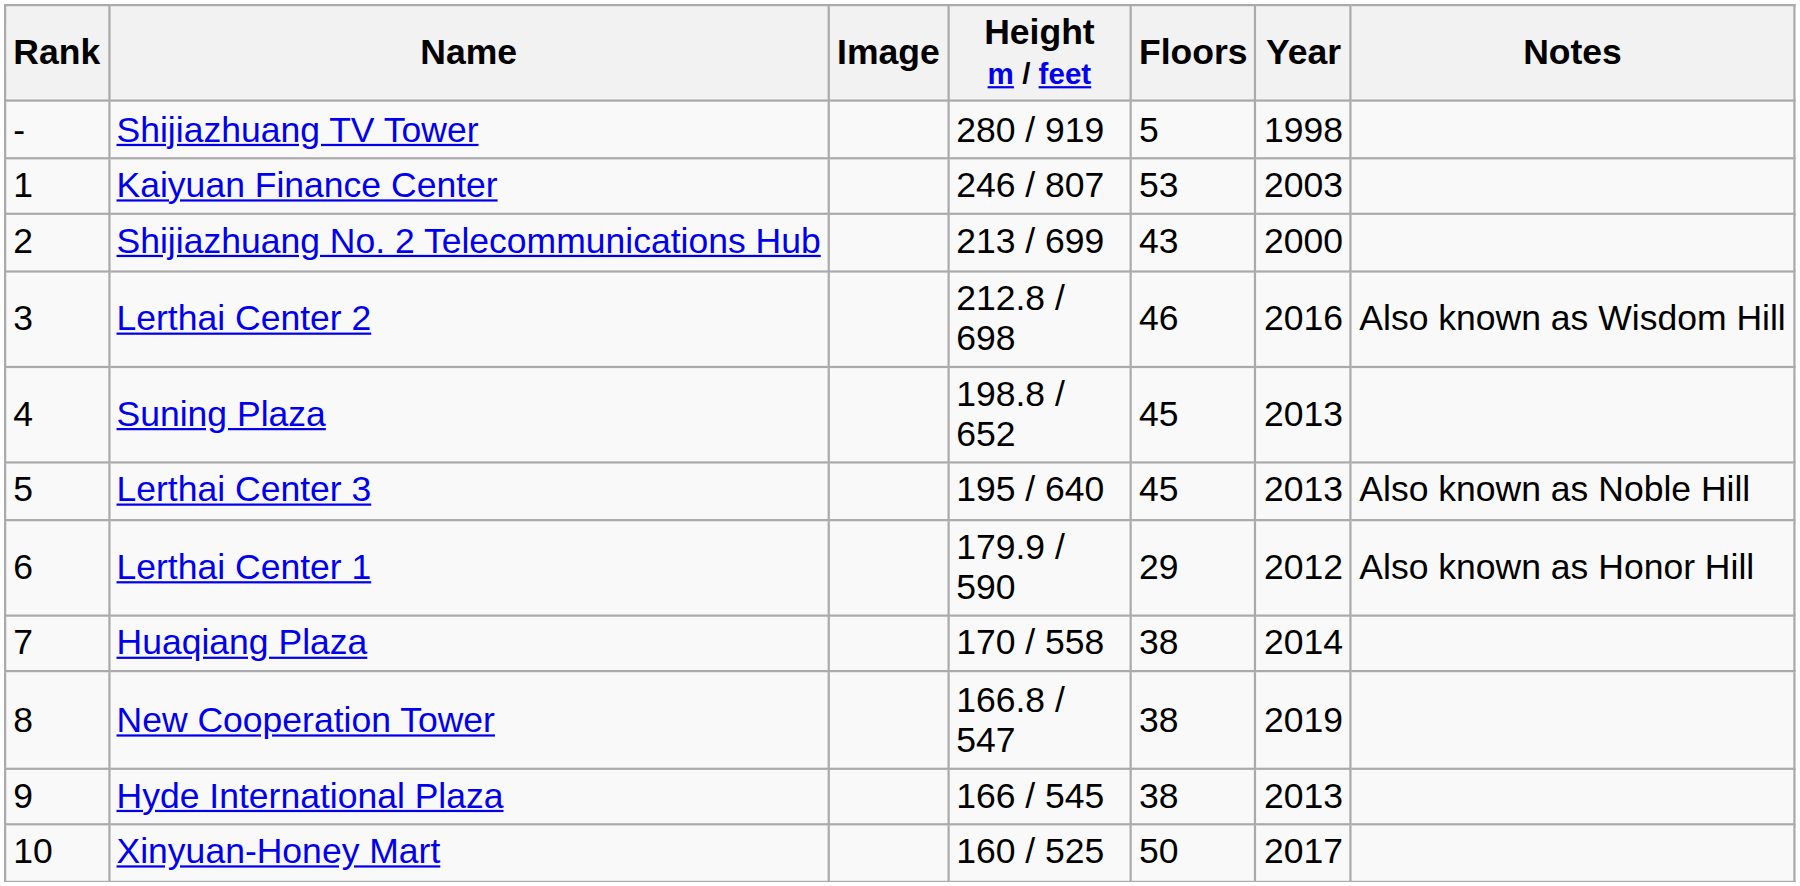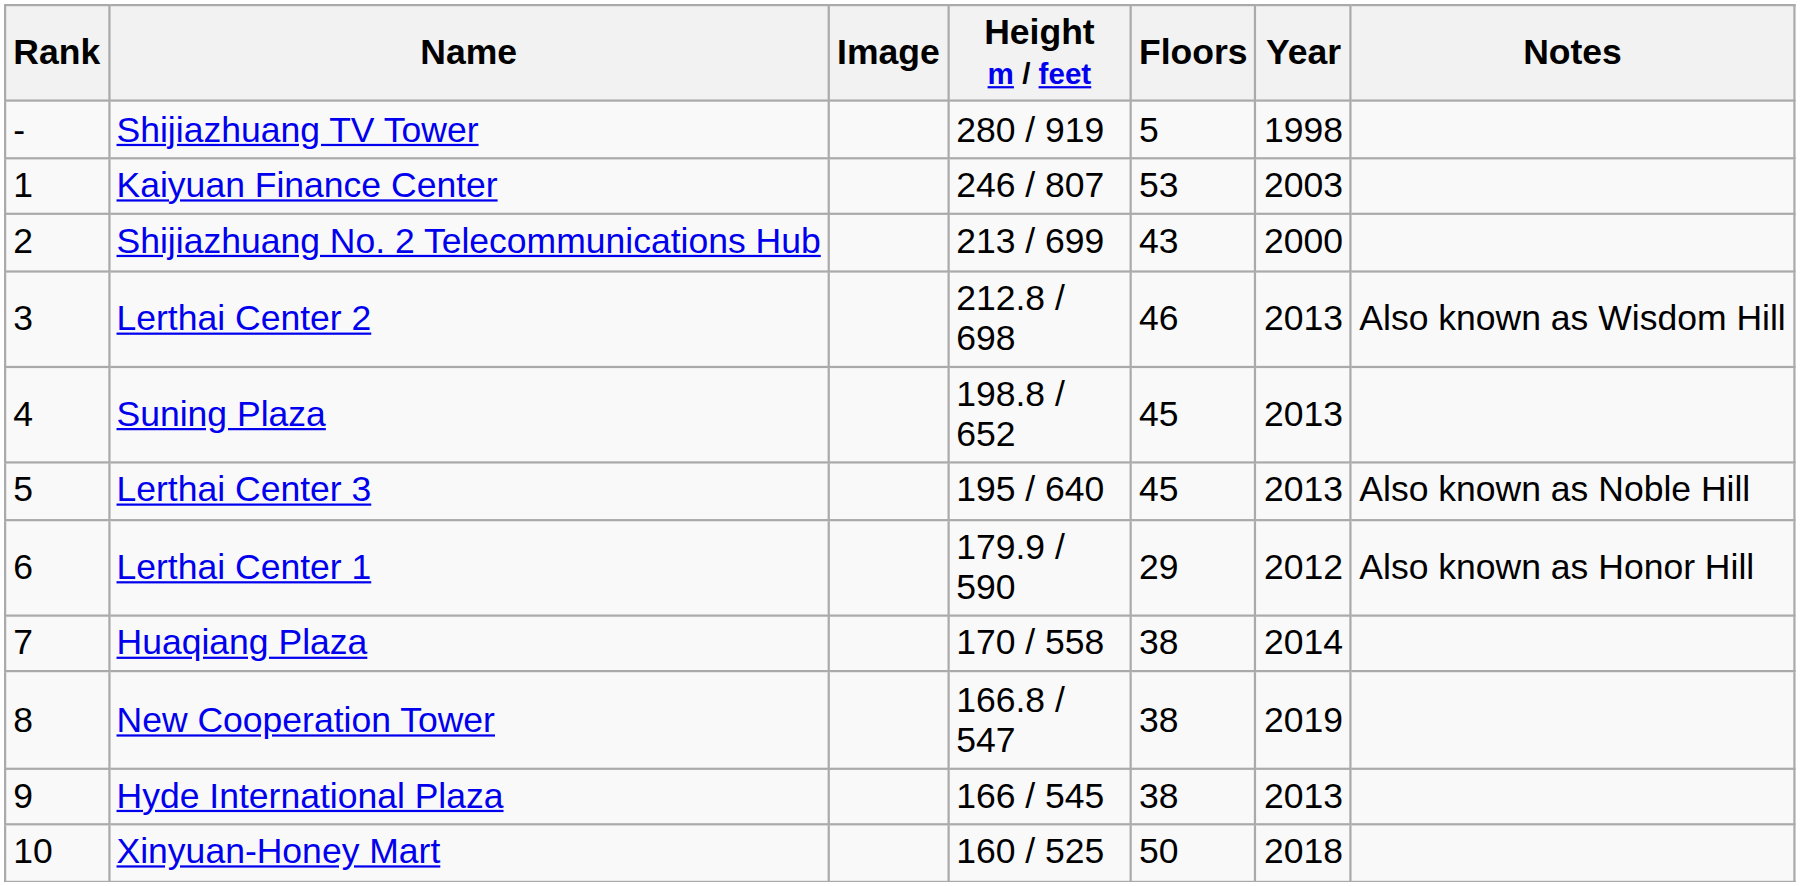(1303, 317) 2016 -> (1303, 317) 2013
(1303, 852) 2017 -> (1303, 852) 2018
